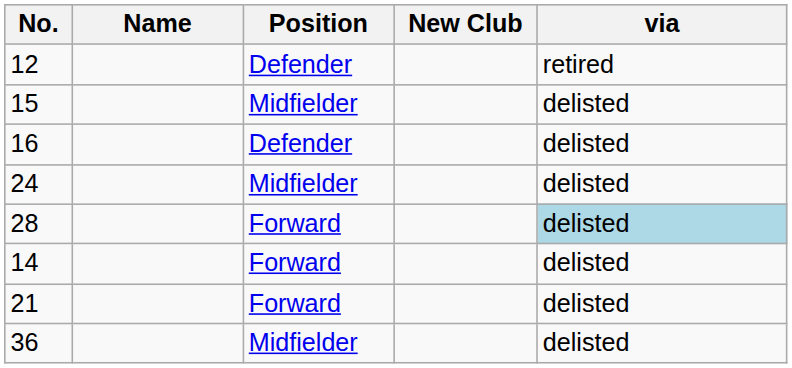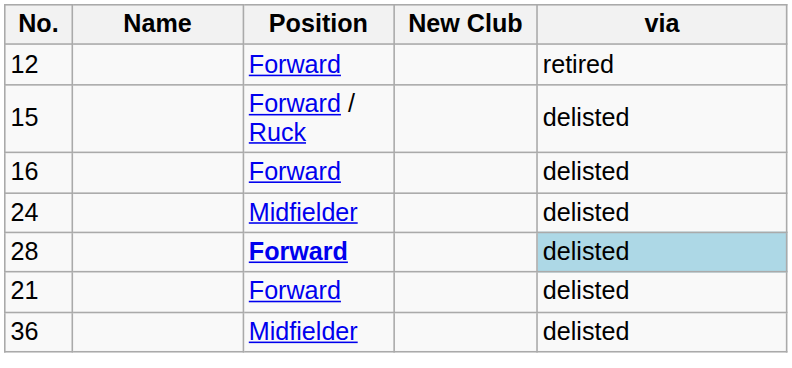(300, 64) Defender -> (295, 64) Forward
(303, 104) Midfielder -> (302, 118) Forward / Ruck
(300, 143) Defender -> (295, 172) Forward
(295, 223) normal -> (298, 251) bold
- row: (25, 263)
